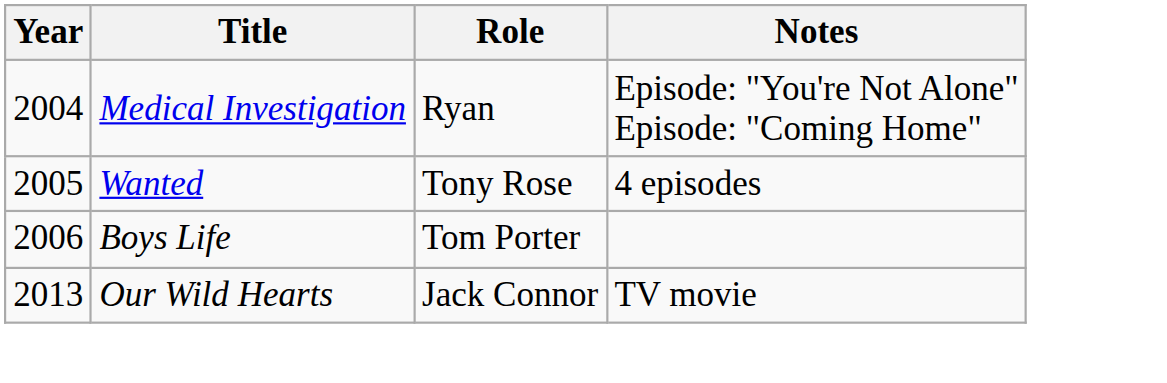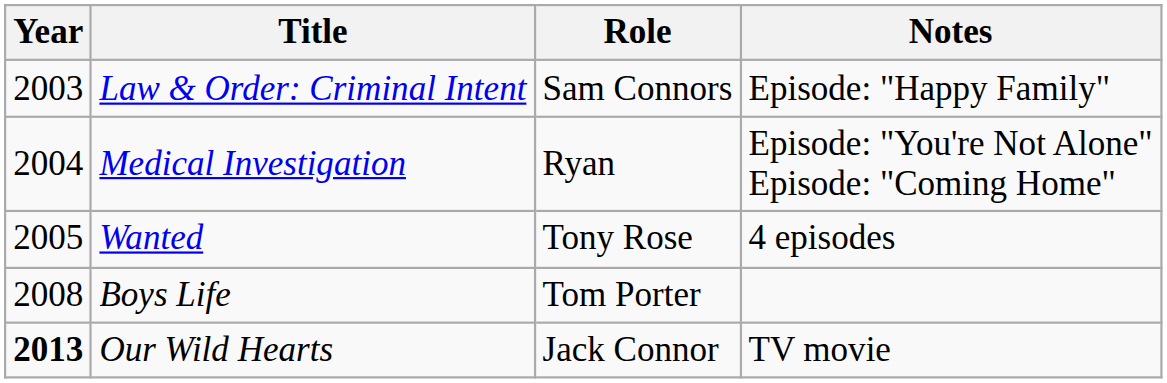+ row: (313, 87)
(48, 238) 2006 -> (48, 293) 2008
(48, 293) normal -> (48, 349) bold
